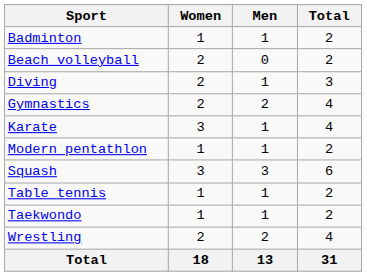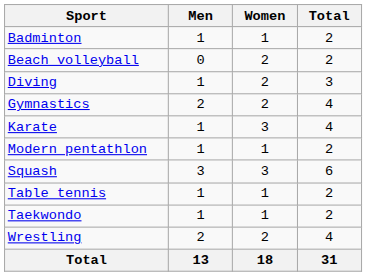columns swapped: (265, 16) <-> (201, 16)
